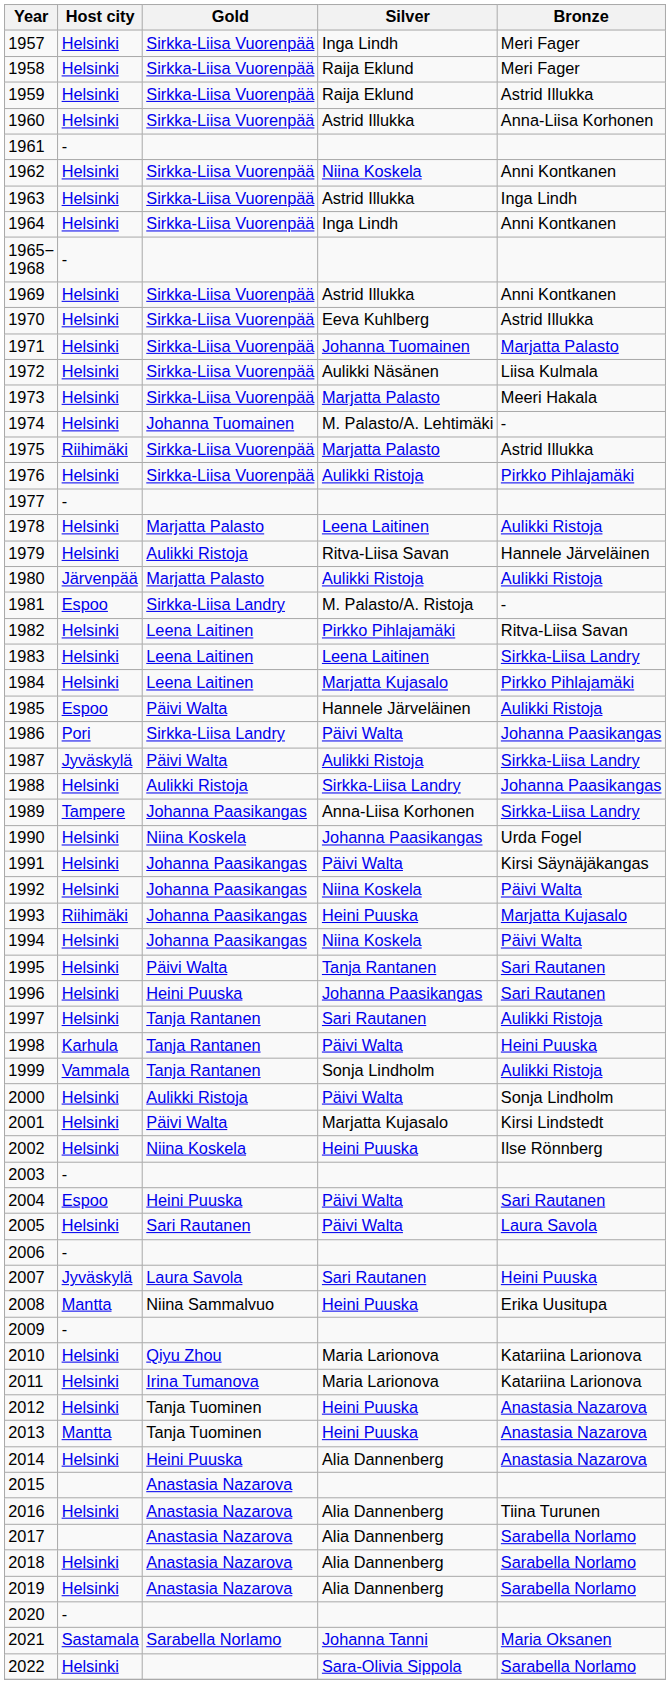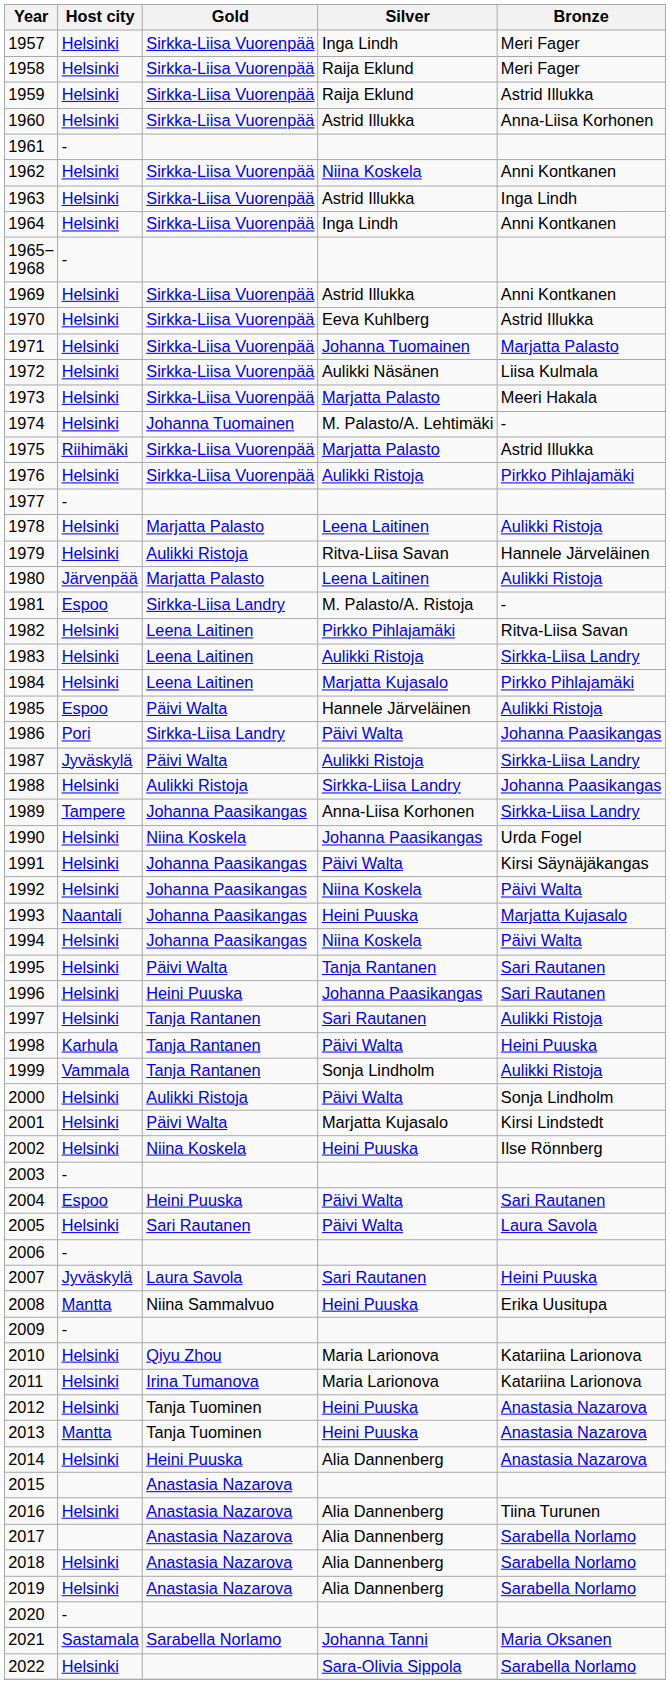(373, 579) Aulikki Ristoja -> (375, 579) Leena Laitinen
(375, 656) Leena Laitinen -> (373, 656) Aulikki Ristoja
(95, 915) Riihimäki -> (92, 915) Naantali
